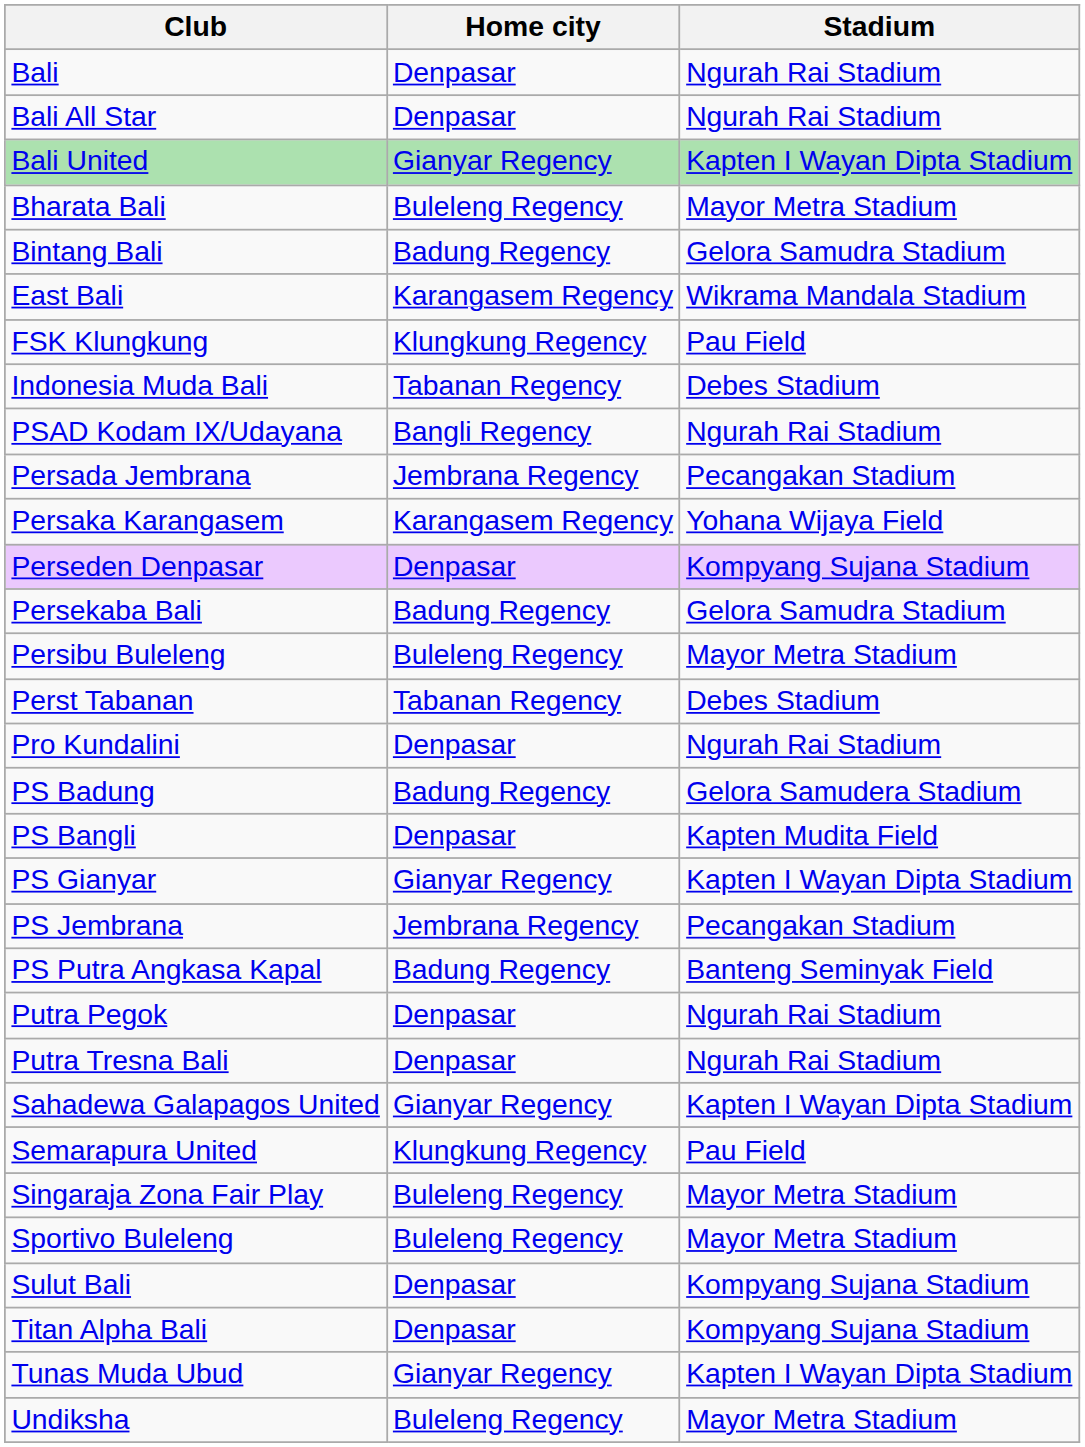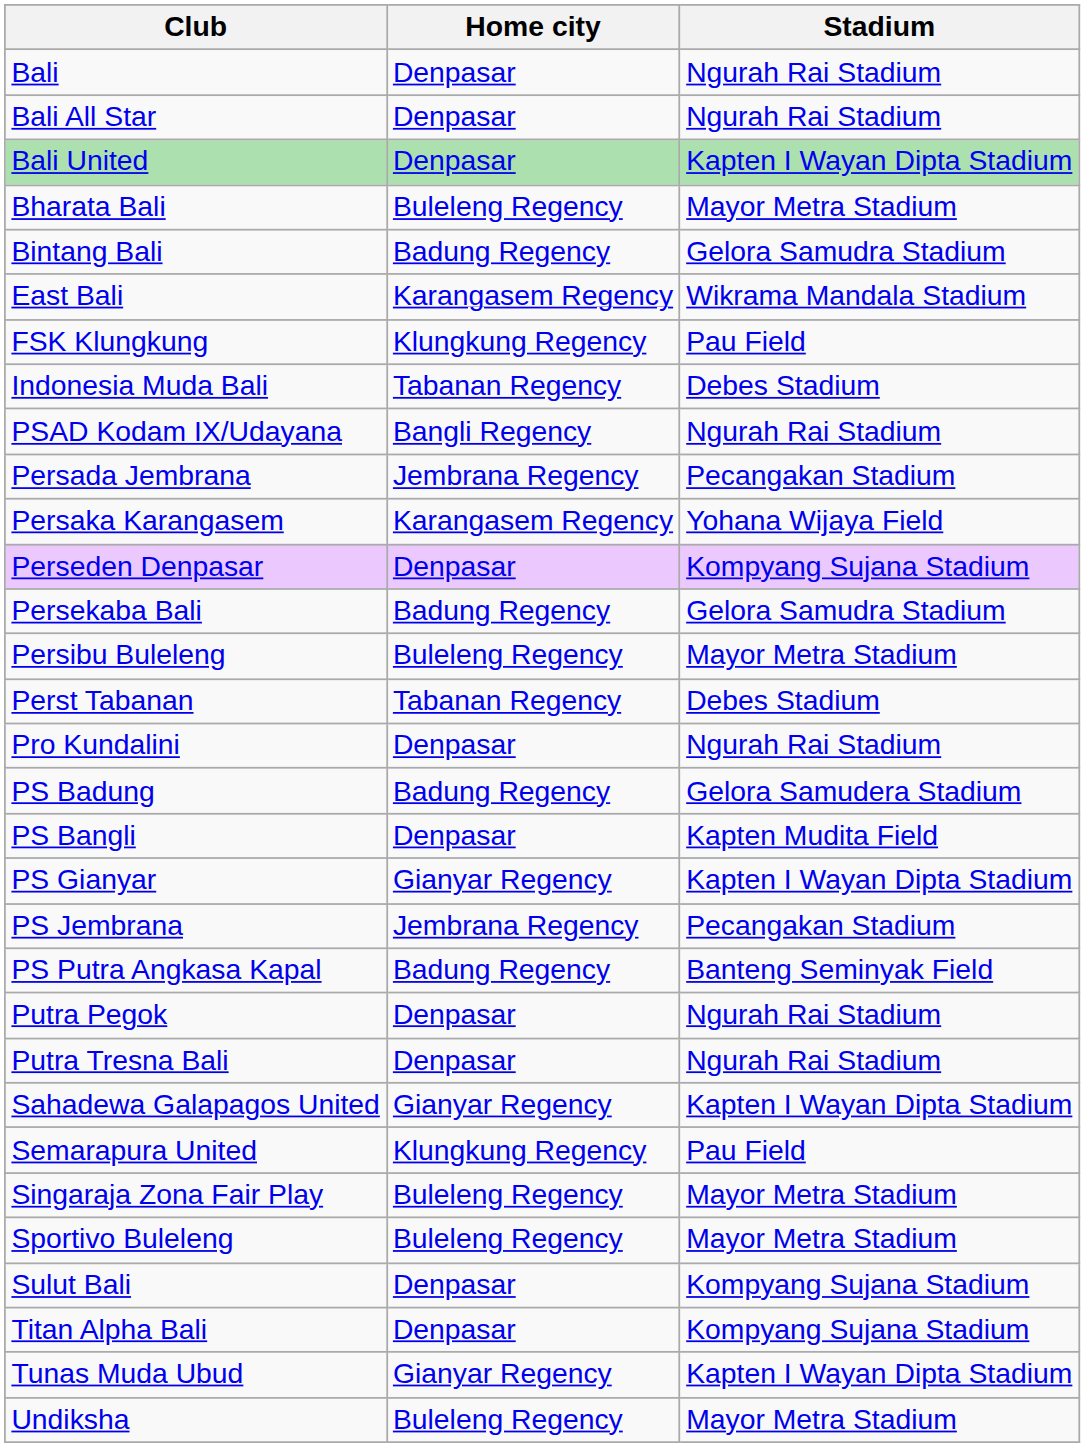(502, 161) Gianyar Regency -> (454, 161) Denpasar
